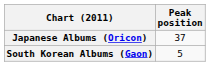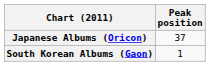(180, 53) 5 -> (180, 53) 1
